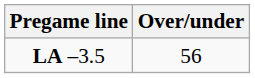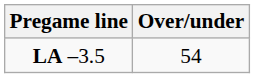(191, 55) 56 -> (191, 55) 54
